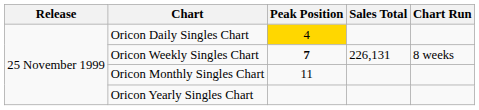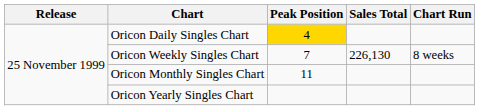(307, 54) bold -> (307, 54) normal
(370, 54) 226,131 -> (370, 54) 226,130
